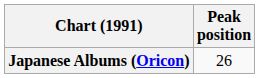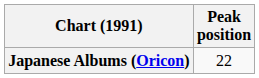(224, 60) 26 -> (224, 60) 22
